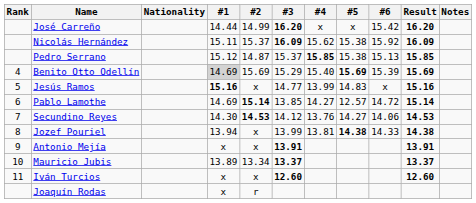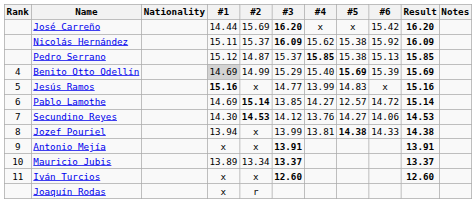(256, 27) 14.99 -> (256, 27) 15.69
(256, 72) 15.69 -> (256, 72) 14.99
